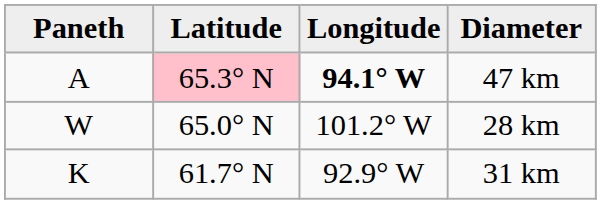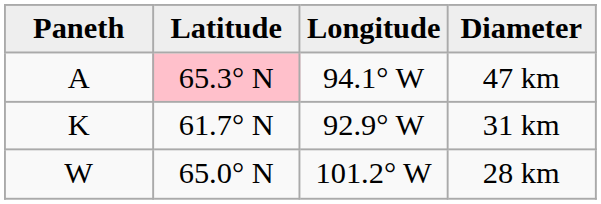(374, 76) bold -> (374, 76) normal
rows swapped: (521, 173) <-> (521, 125)
